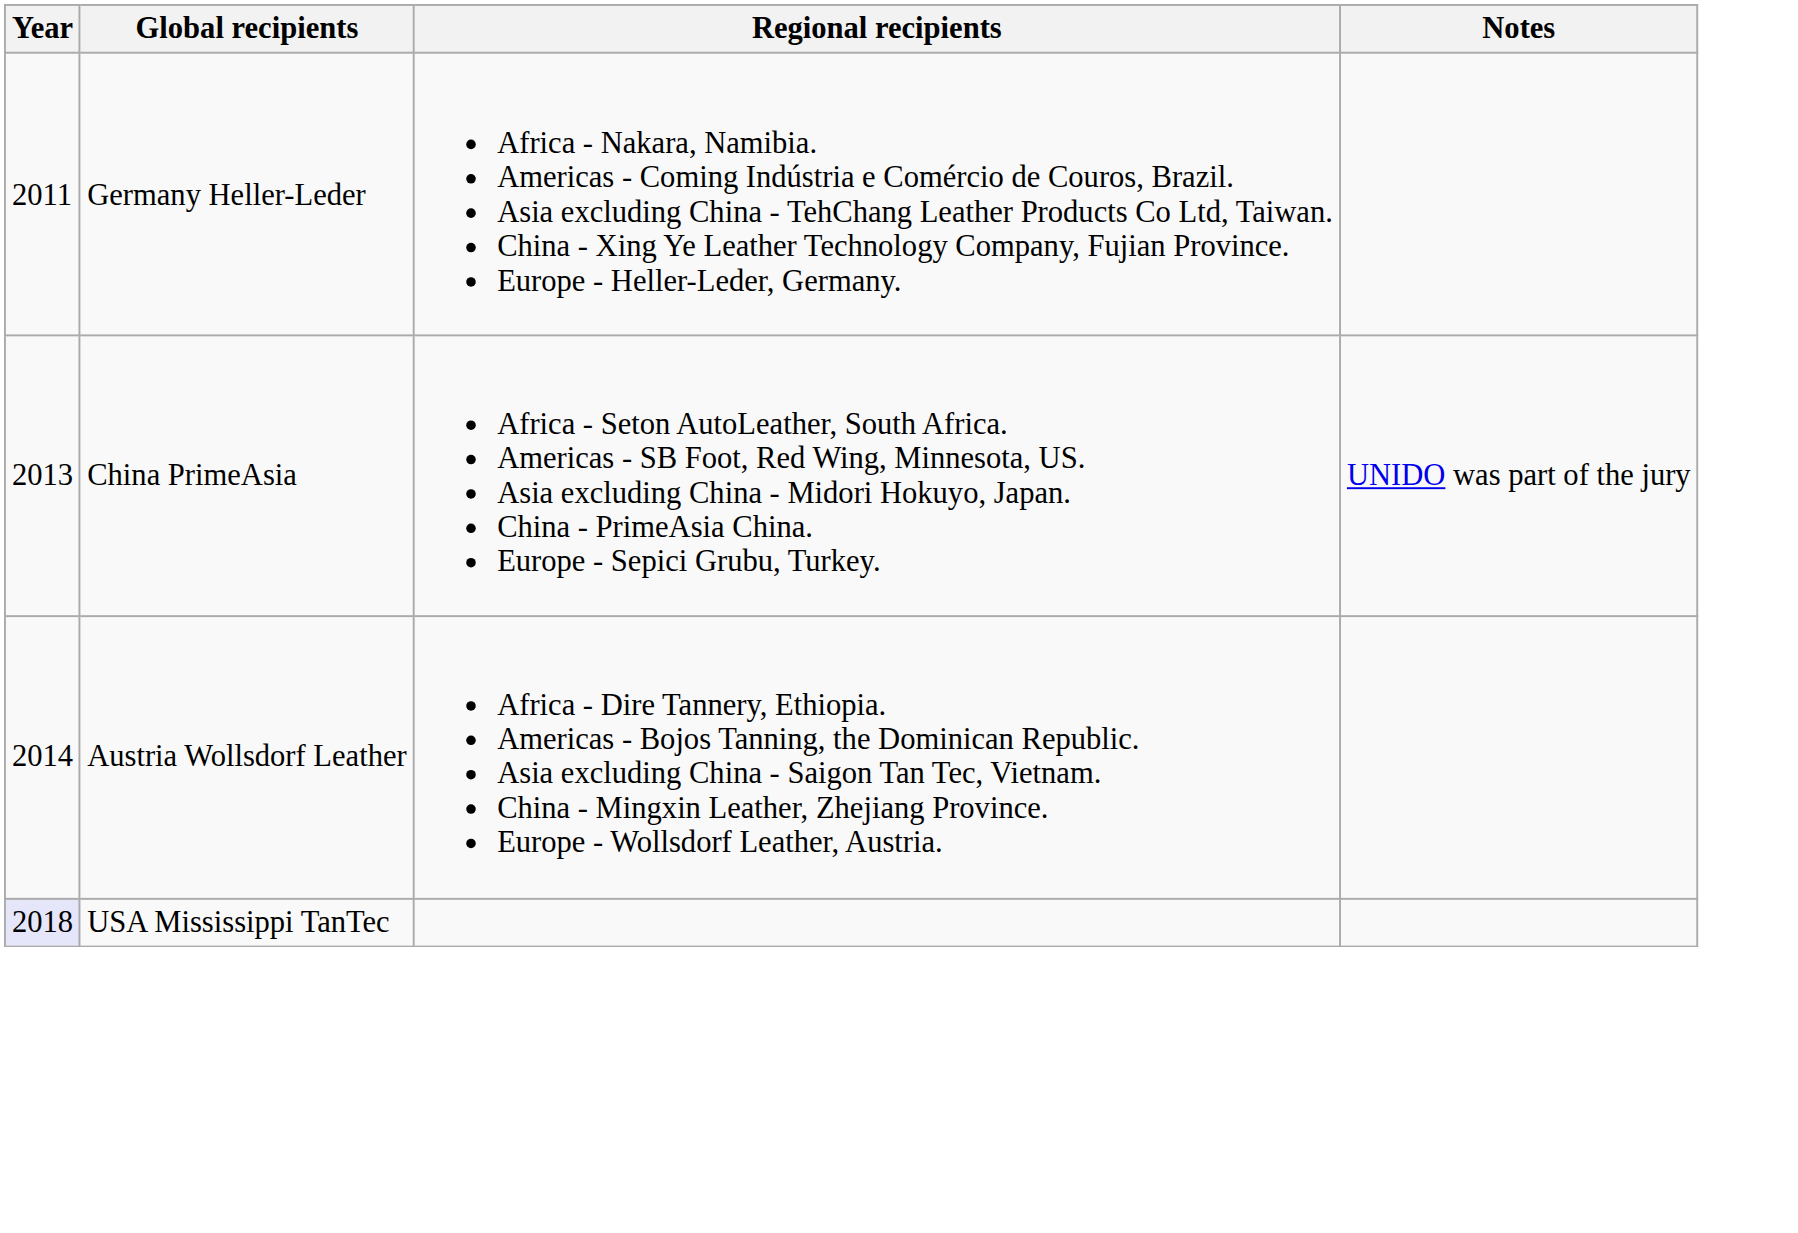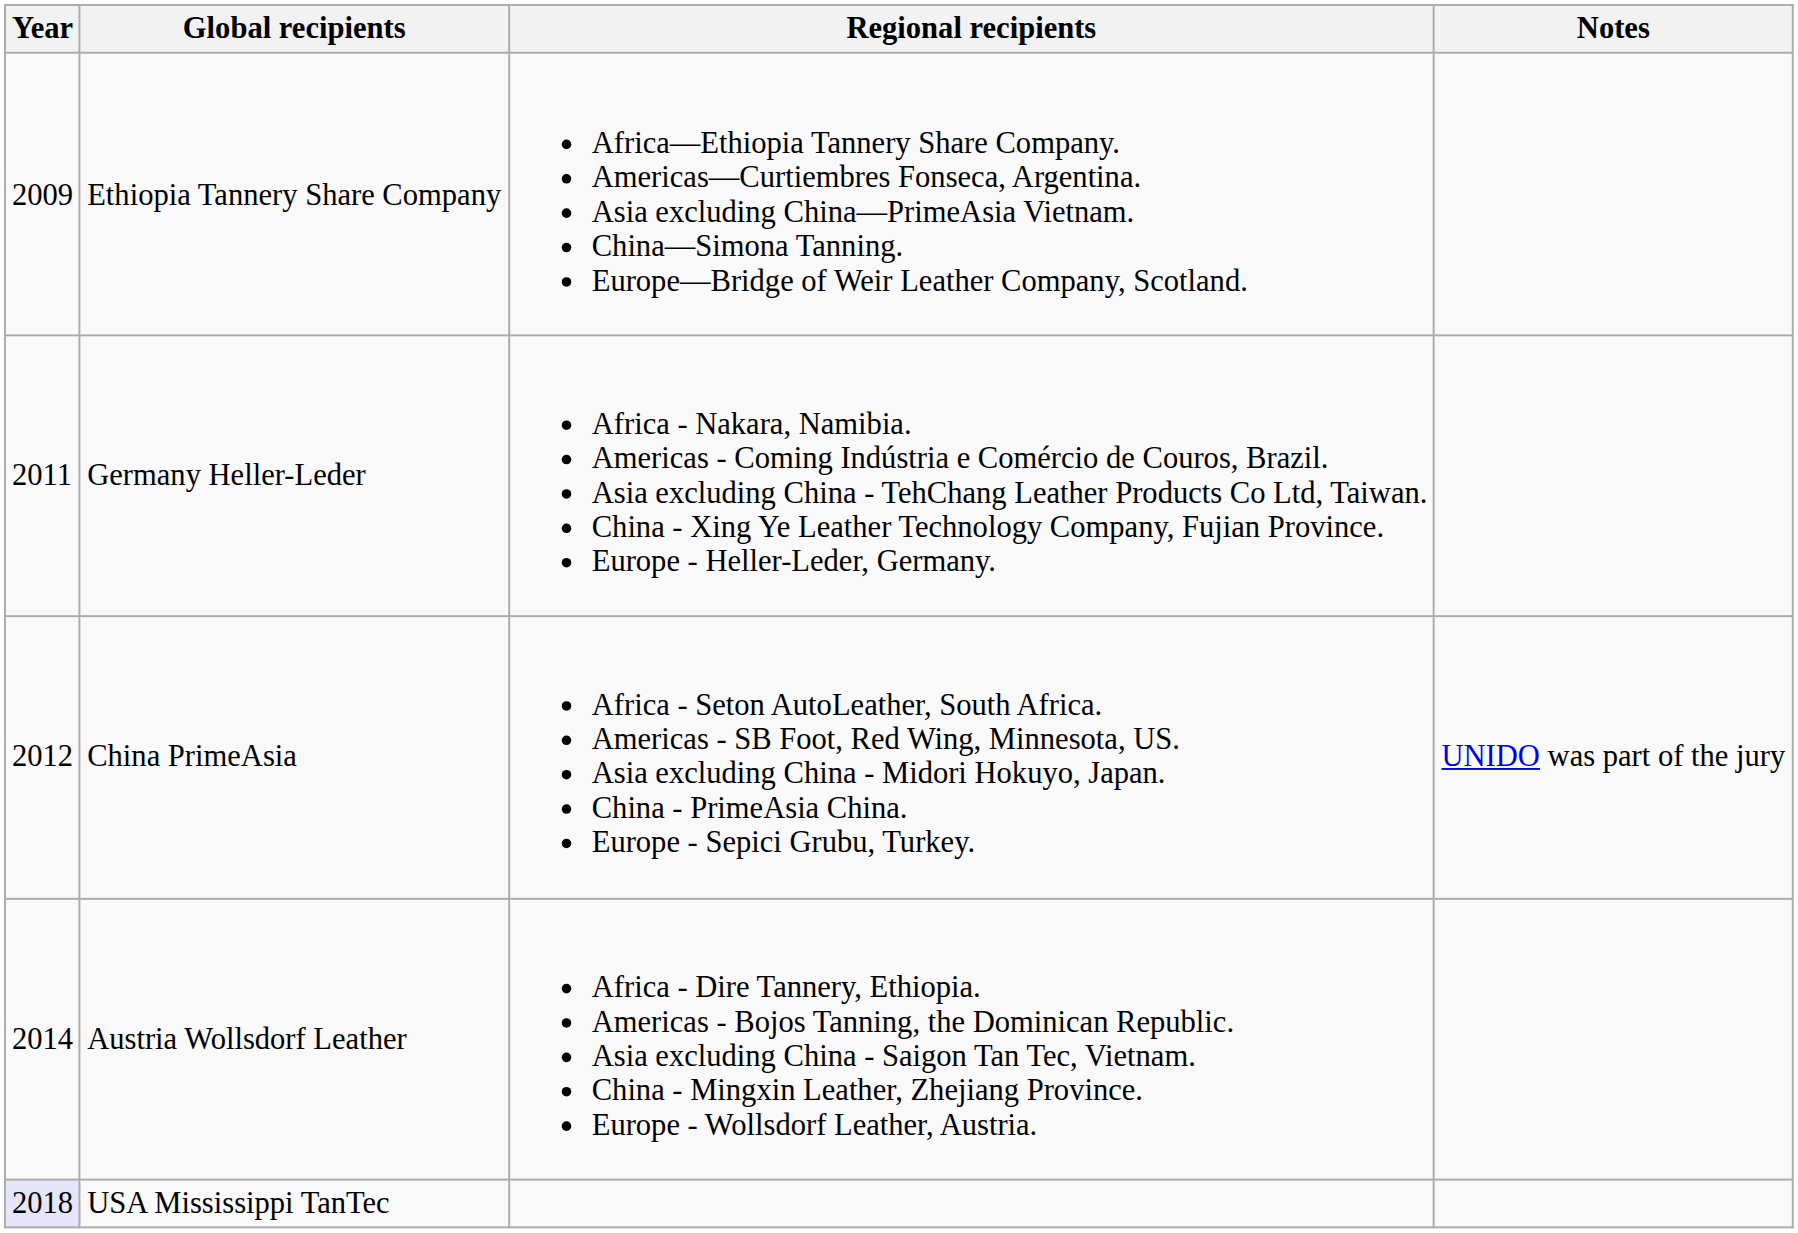+ row: (294, 193)
(43, 475) 2013 -> (43, 756) 2012
